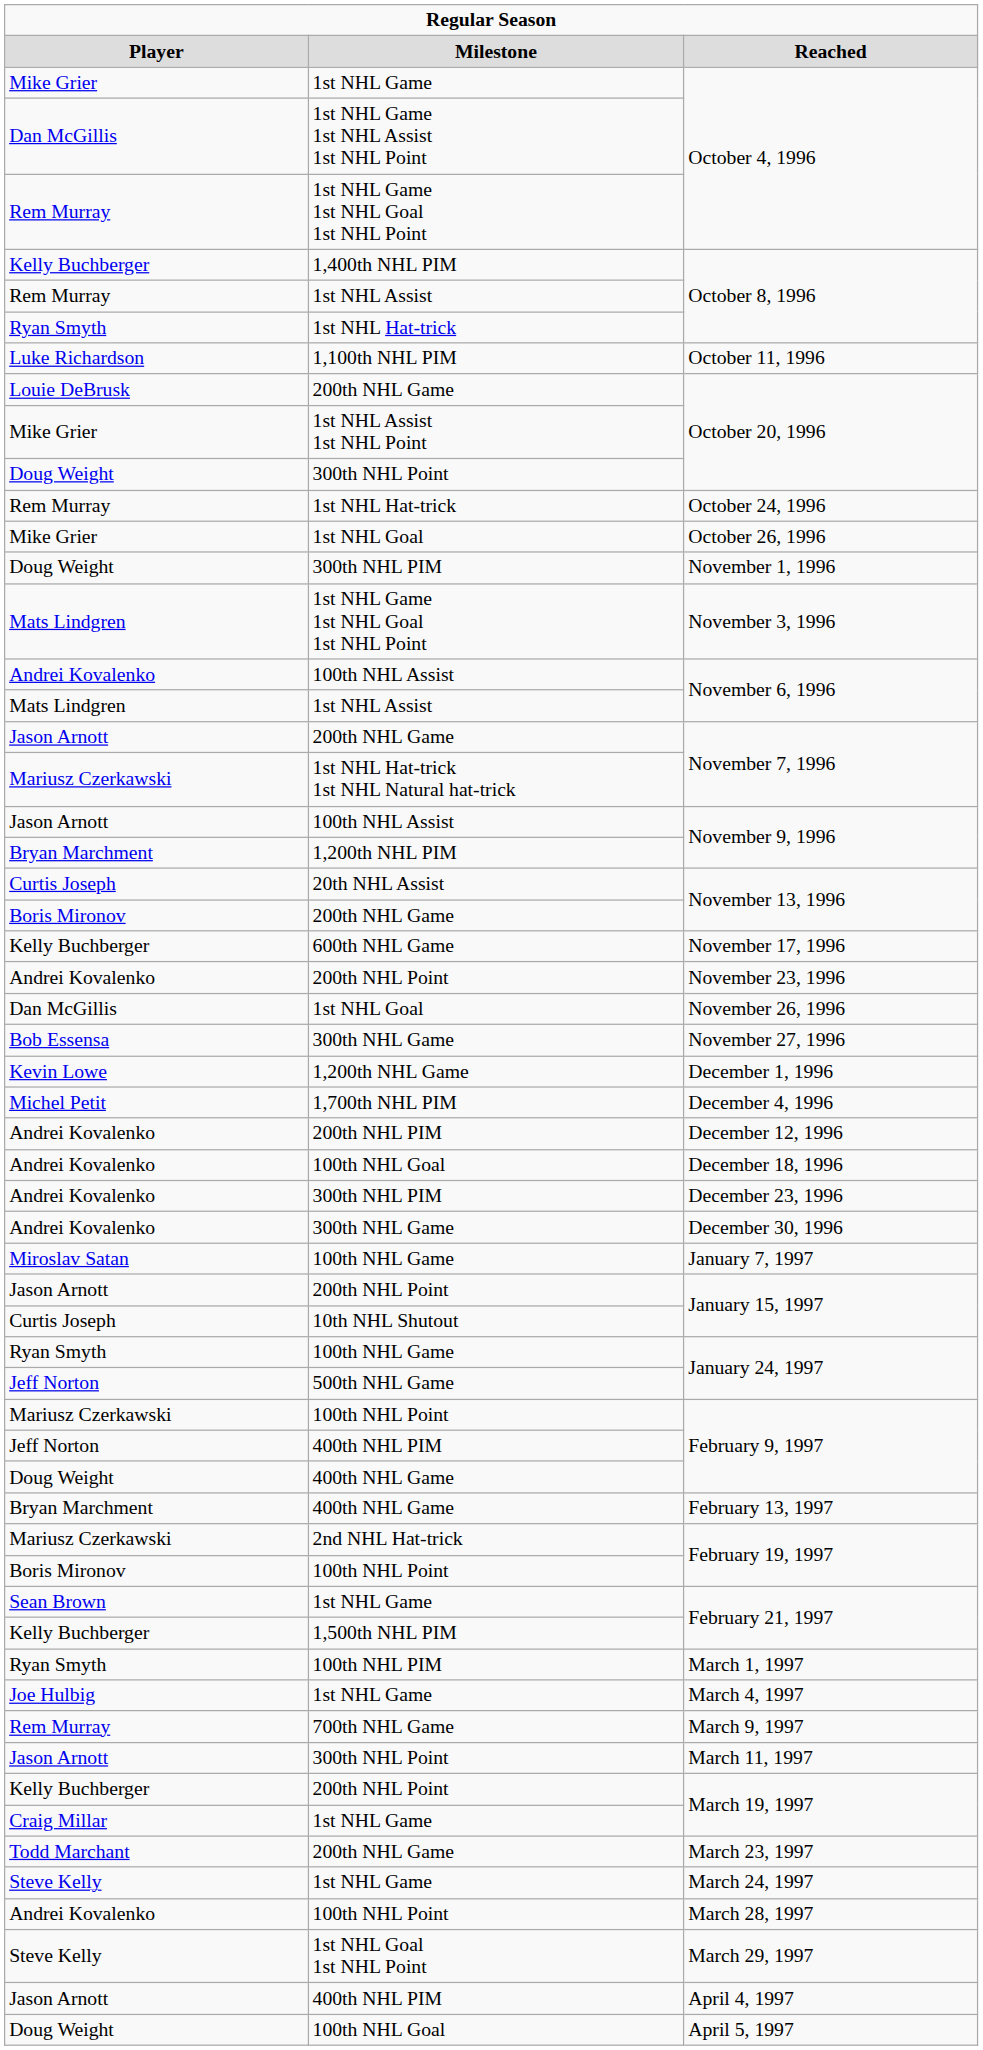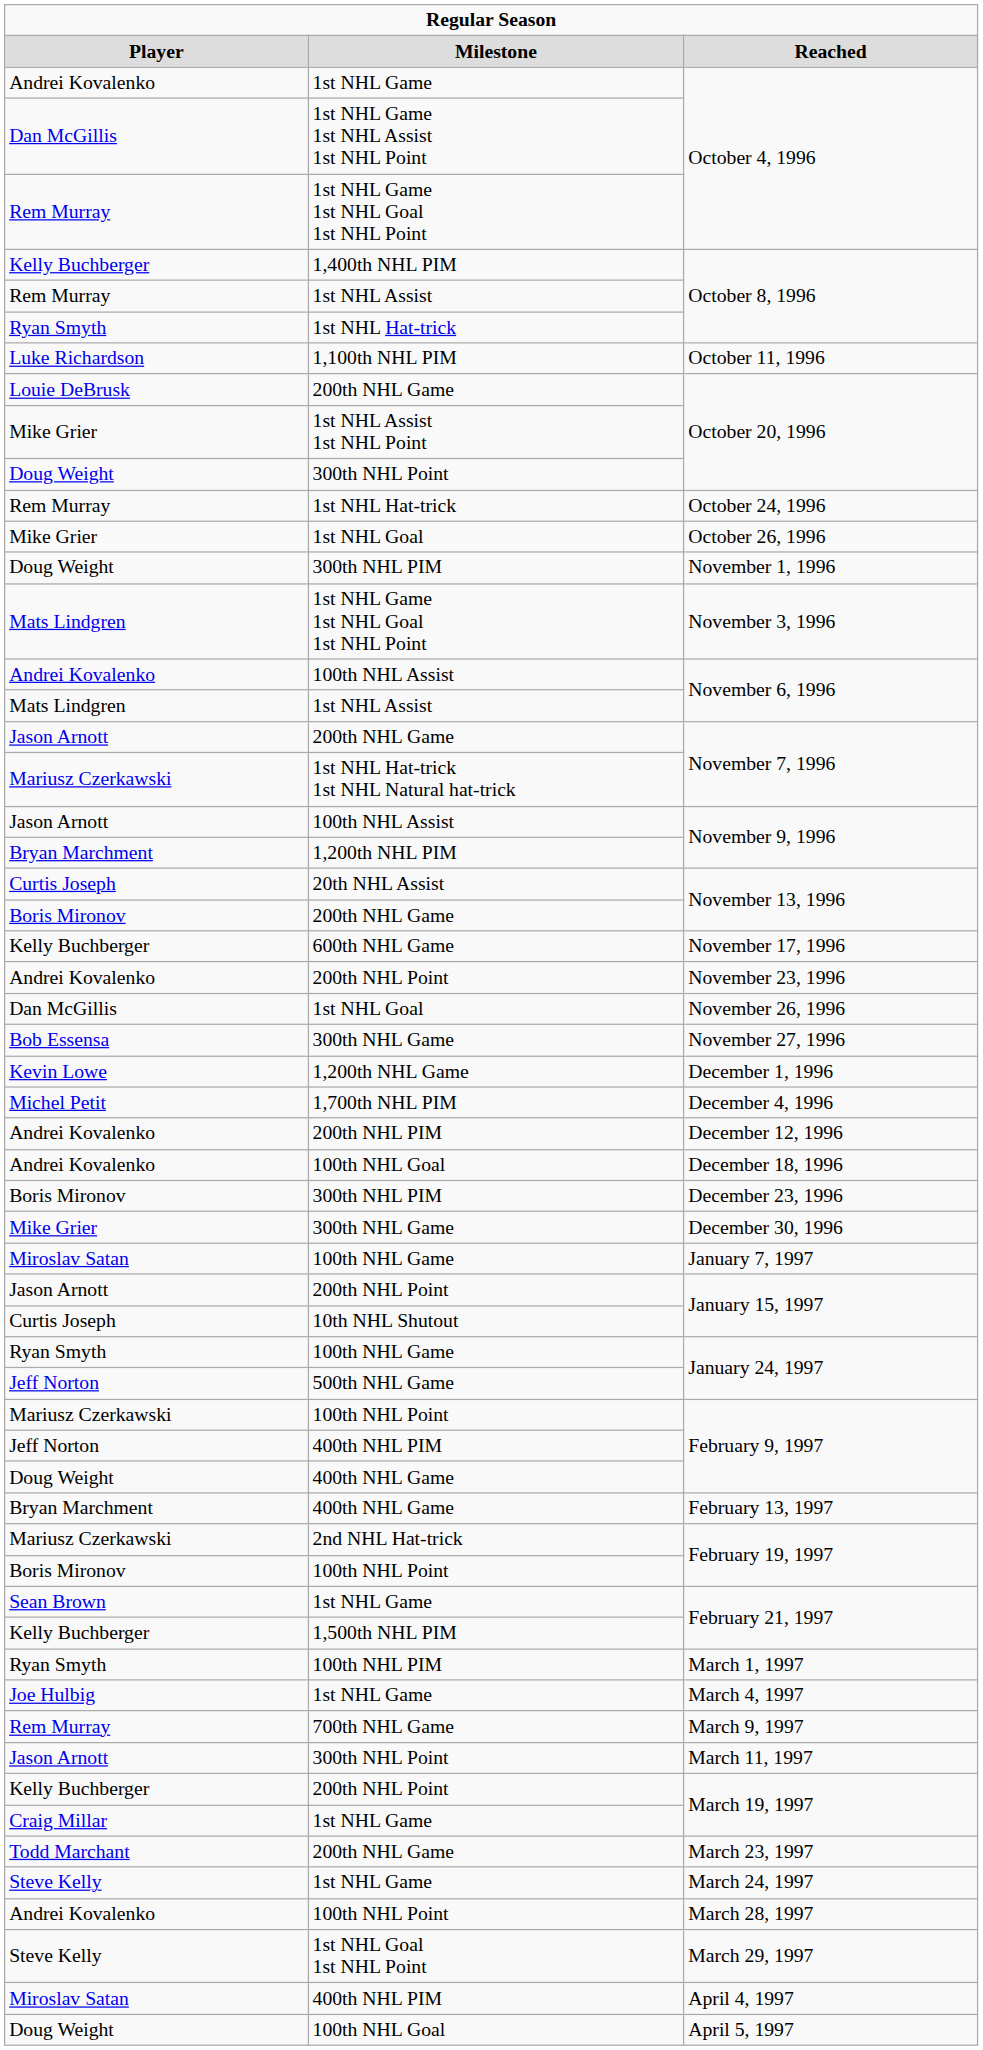(53, 82) Mike Grier -> (82, 82) Andrei Kovalenko
(82, 1195) Andrei Kovalenko -> (67, 1195) Boris Mironov
(82, 1227) Andrei Kovalenko -> (53, 1227) Mike Grier
(59, 1998) Jason Arnott -> (69, 1998) Miroslav Satan
